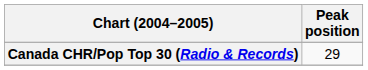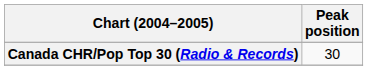(332, 53) 29 -> (332, 53) 30
